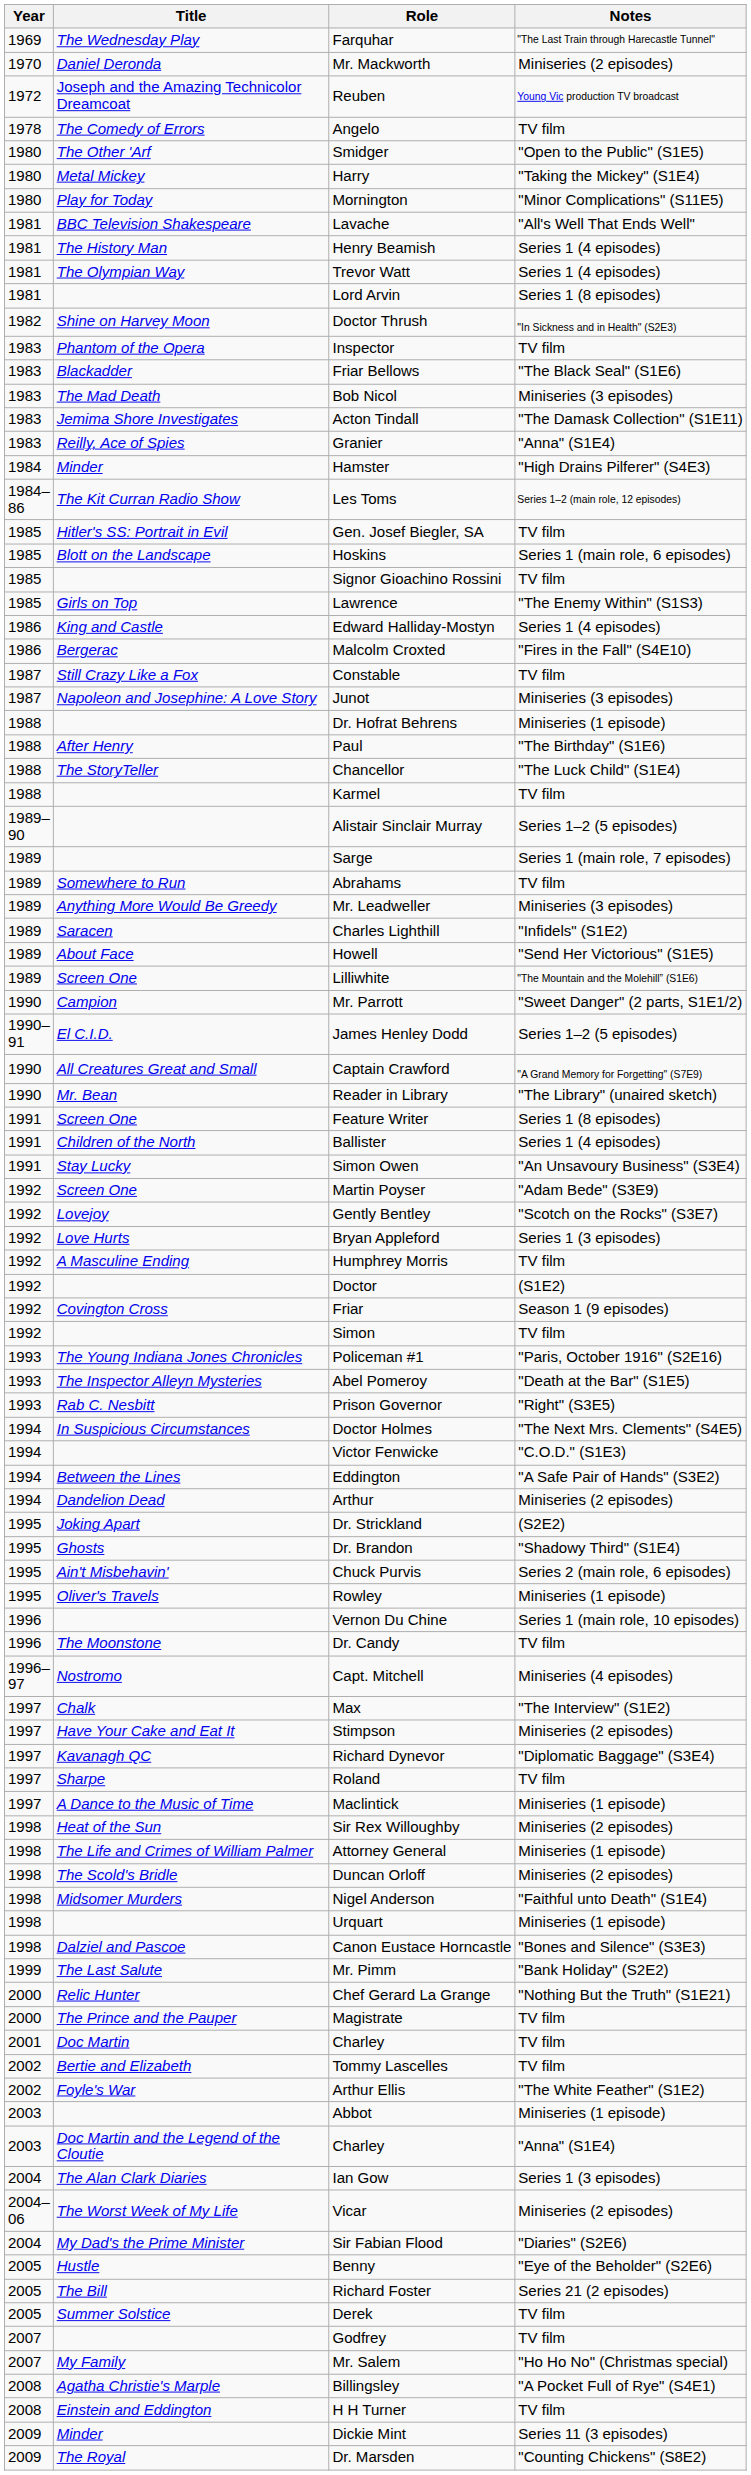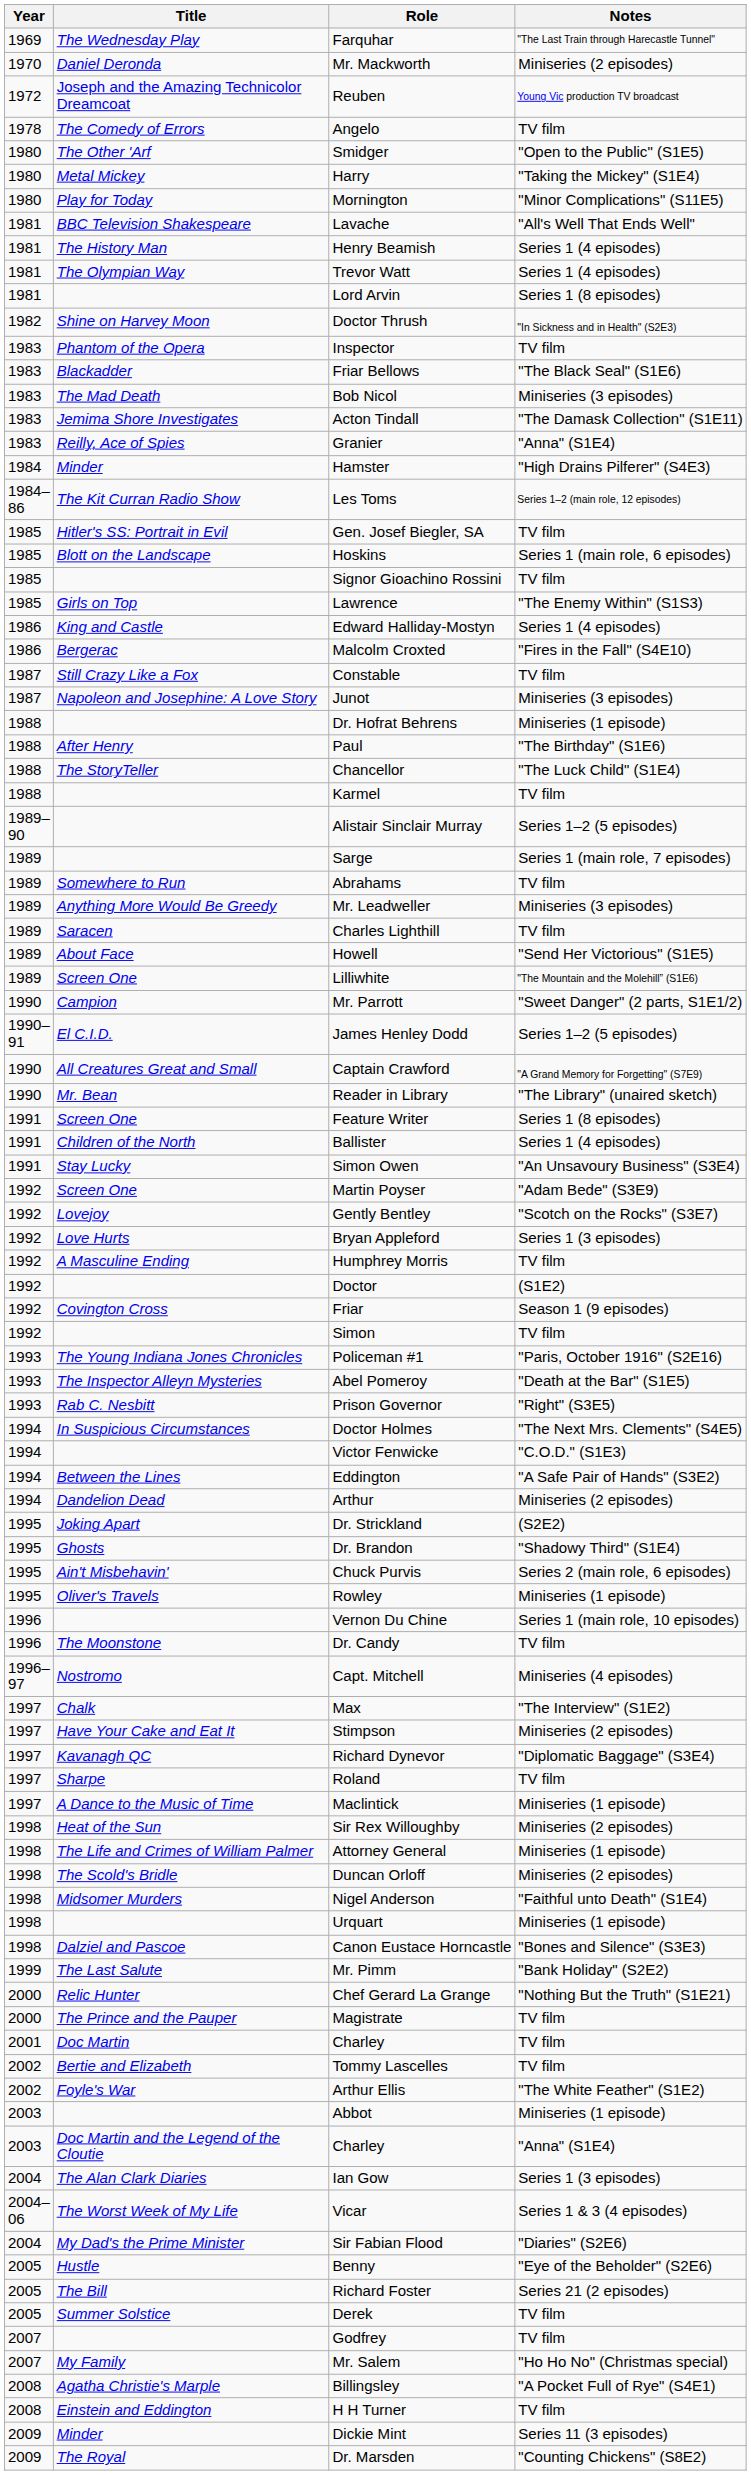(573, 930) "Infidels" (S1E2) -> (542, 930) TV film
(596, 2210) Miniseries (2 episodes) -> (603, 2210) Series 1 & 3 (4 episodes)
